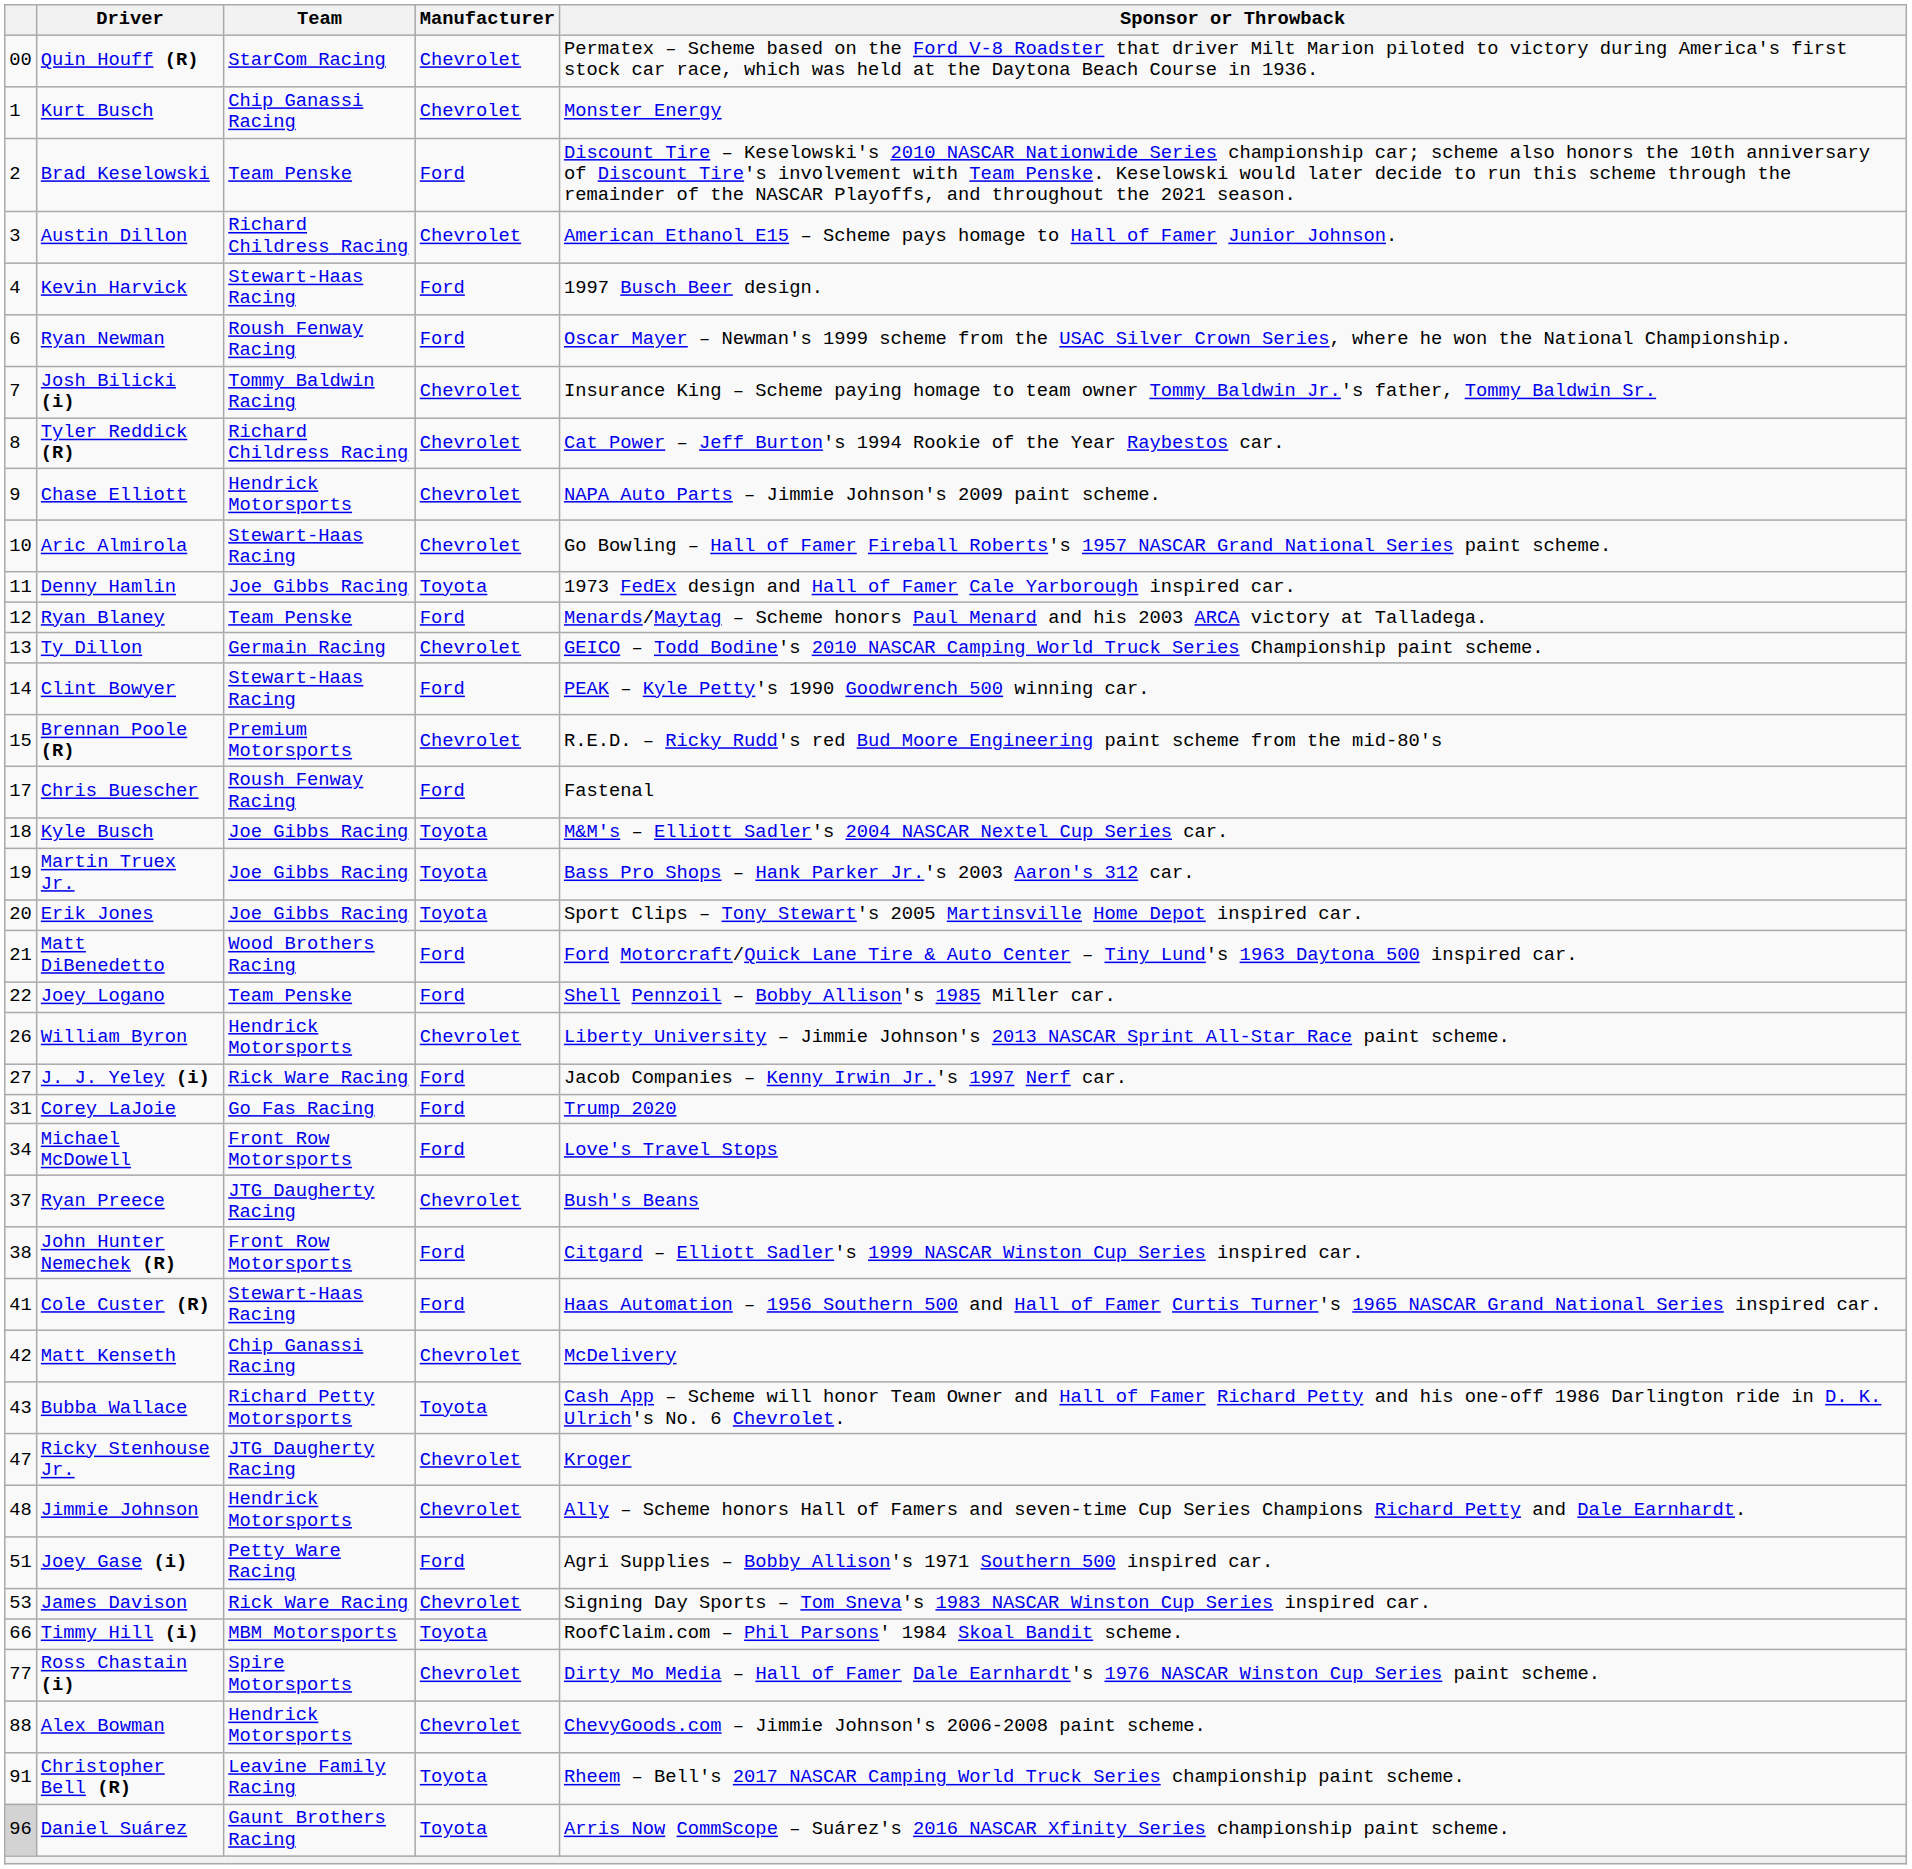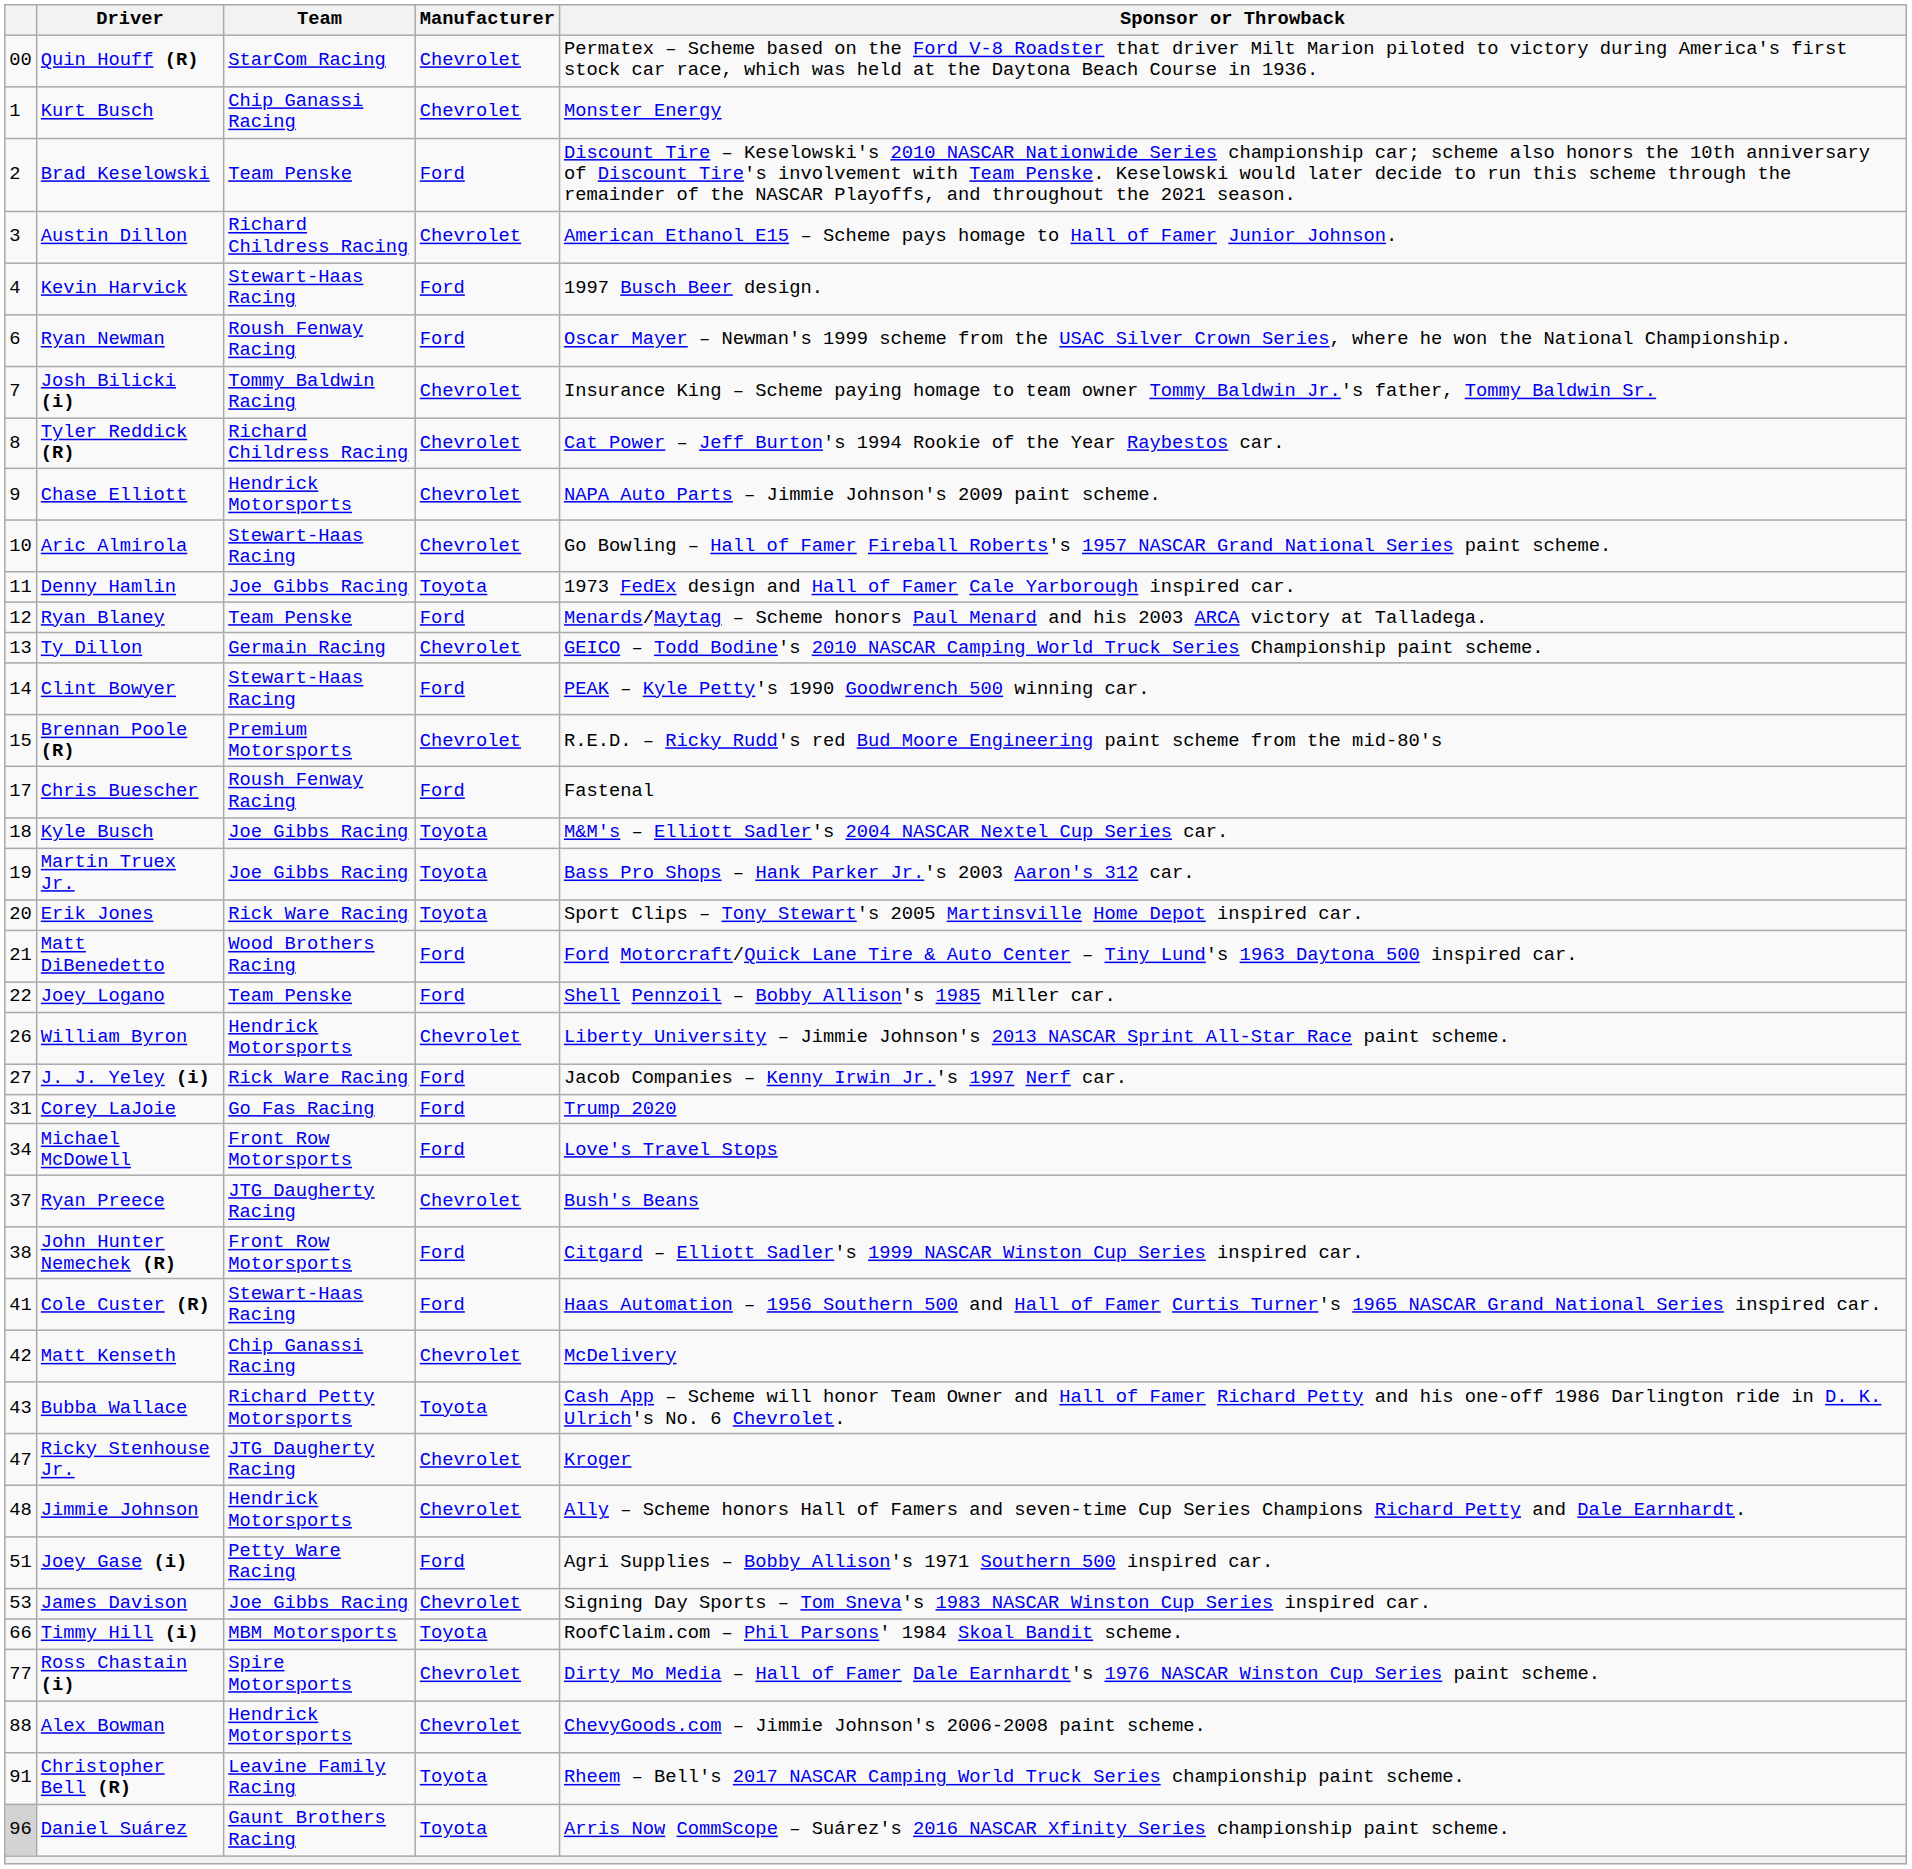(318, 915) Joe Gibbs Racing -> (318, 915) Rick Ware Racing
(318, 1604) Rick Ware Racing -> (318, 1604) Joe Gibbs Racing
